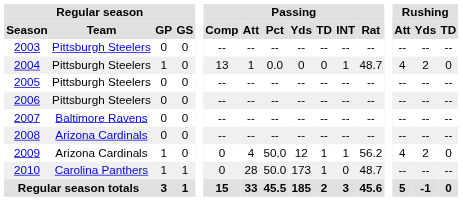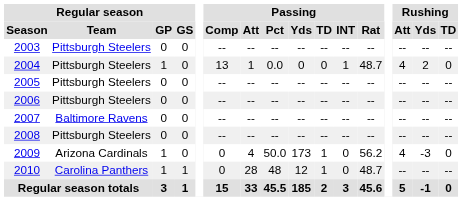(101, 135) Arizona Cardinals -> (101, 135) Pittsburgh Steelers
(301, 153) 12 -> (301, 153) 173
(346, 153) 1 -> (346, 153) 0
(426, 153) 2 -> (426, 153) -3
(275, 170) 50.0 -> (275, 170) 48
(301, 170) 173 -> (301, 170) 12
